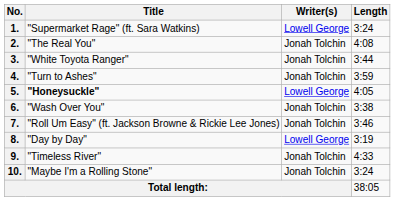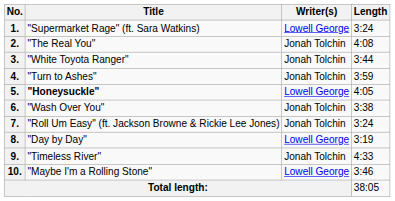(364, 124) 3:46 -> (364, 124) 3:24
(315, 172) Jonah Tolchin -> (317, 172) Lowell George
(364, 172) 3:24 -> (364, 172) 3:46
